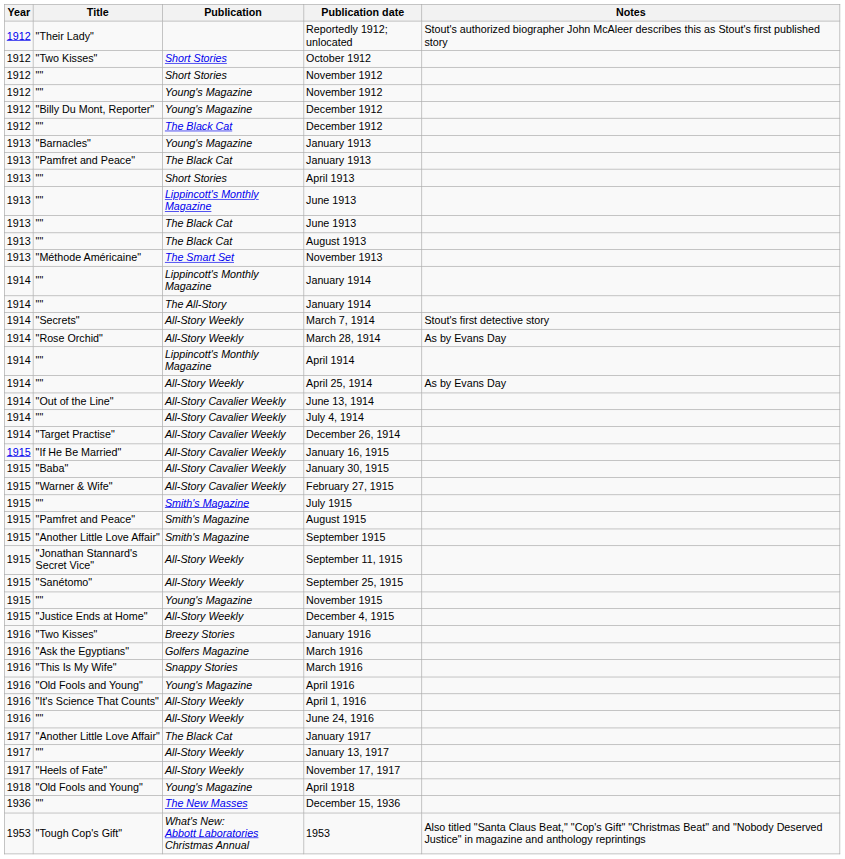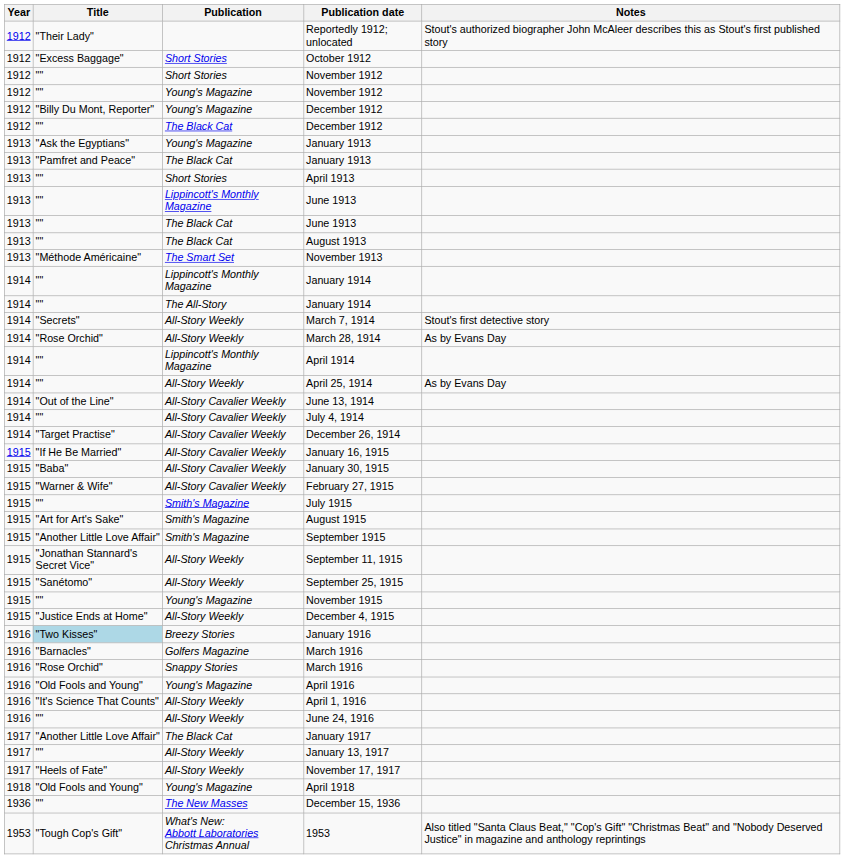(67, 59) "Two Kisses" -> (80, 59) "Excess Baggage"
(63, 144) "Barnacles" -> (82, 144) "Ask the Egyptians"
(85, 520) "Pamfret and Peace" -> (79, 520) "Art for Art's Sake"
(67, 634) no background -> (67, 634) lightblue background
(82, 651) "Ask the Egyptians" -> (63, 651) "Barnacles"
(76, 668) "This Is My Wife" -> (69, 668) "Rose Orchid"
